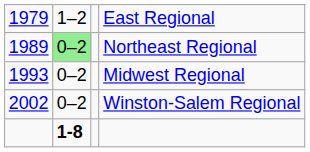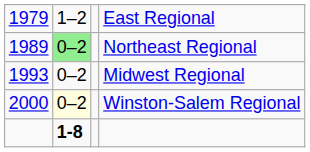(29, 103) 2002 -> (29, 103) 2000
(72, 103) no background -> (72, 103) lightyellow background
